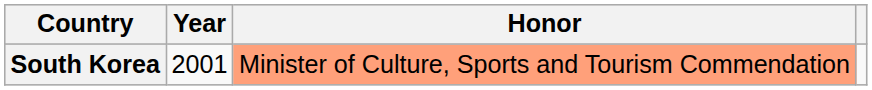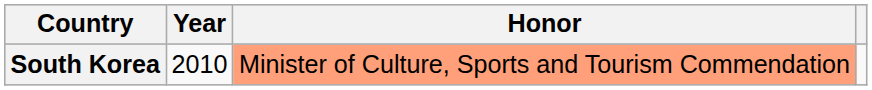(199, 64) 2001 -> (199, 64) 2010
